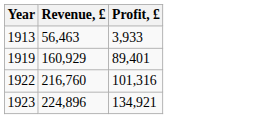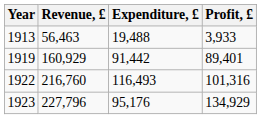+ column: (155, 15)
(64, 102) 224,896 -> (64, 102) 227,796
(134, 102) 134,921 -> (228, 102) 134,929
